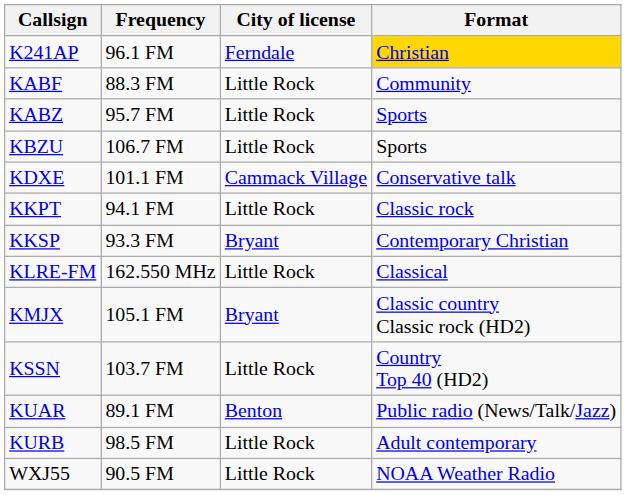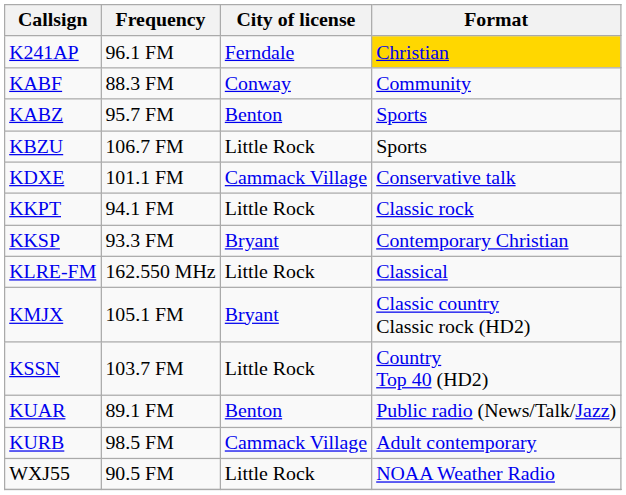(270, 83) Little Rock -> (258, 83) Conway
(270, 114) Little Rock -> (253, 114) Benton
(270, 442) Little Rock -> (296, 442) Cammack Village
